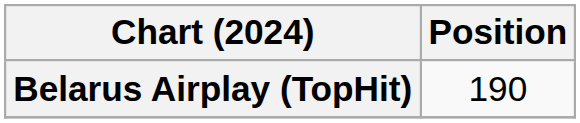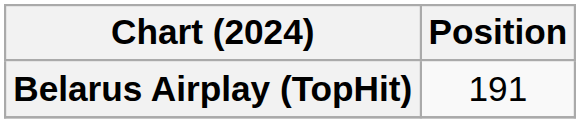(498, 88) 190 -> (498, 88) 191
